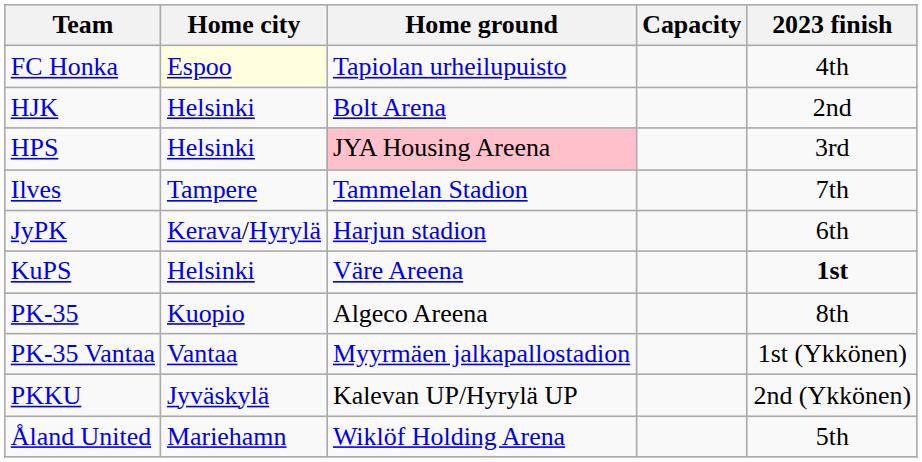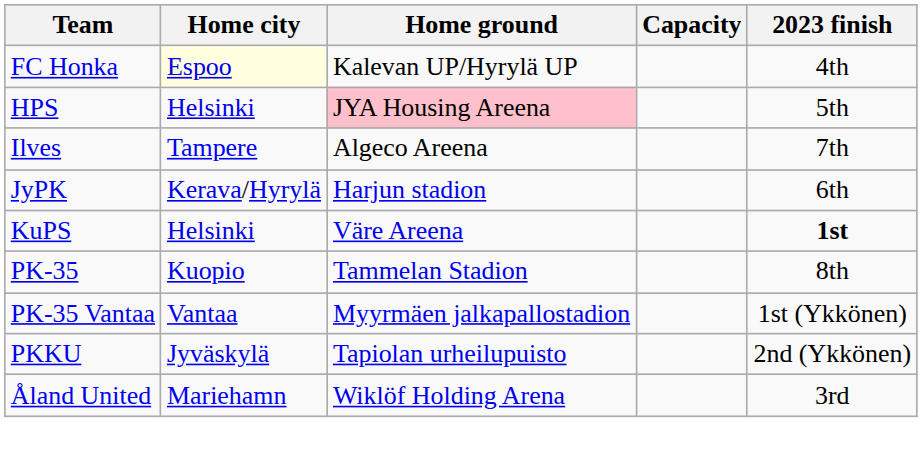(450, 66) Tapiolan urheilupuisto -> (455, 66) Kalevan UP/Hyrylä UP
- row: (35, 107)
(832, 148) 3rd -> (832, 107) 5th
(430, 189) Tammelan Stadion -> (410, 148) Algeco Areena
(410, 312) Algeco Areena -> (430, 271) Tammelan Stadion
(455, 395) Kalevan UP/Hyrylä UP -> (450, 353) Tapiolan urheilupuisto
(832, 436) 5th -> (832, 395) 3rd
